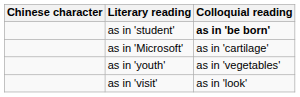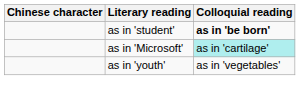(232, 48) no background -> (232, 48) paleturquoise background
- row: (133, 83)
